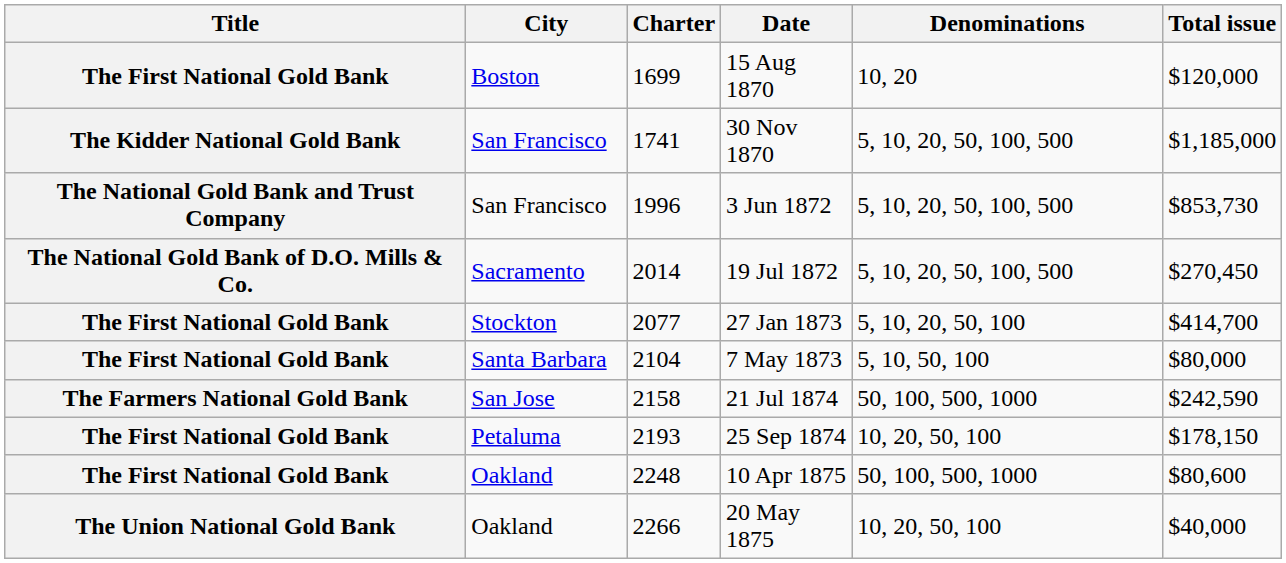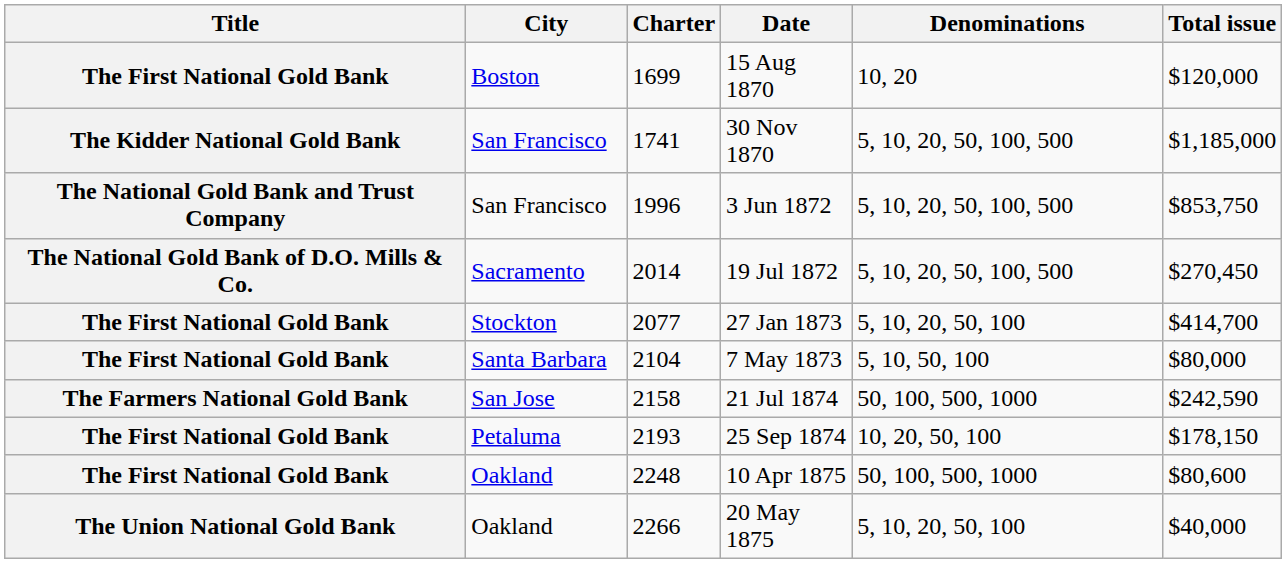(1213, 205) $853,730 -> (1213, 205) $853,750
(929, 525) 10, 20, 50, 100 -> (941, 525) 5, 10, 20, 50, 100
